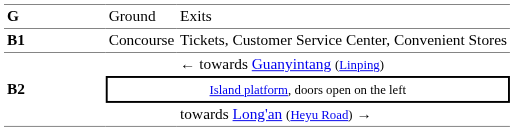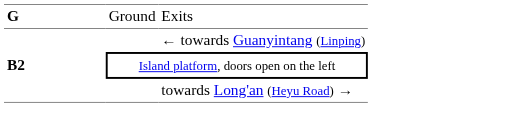- row: (344, 40)
